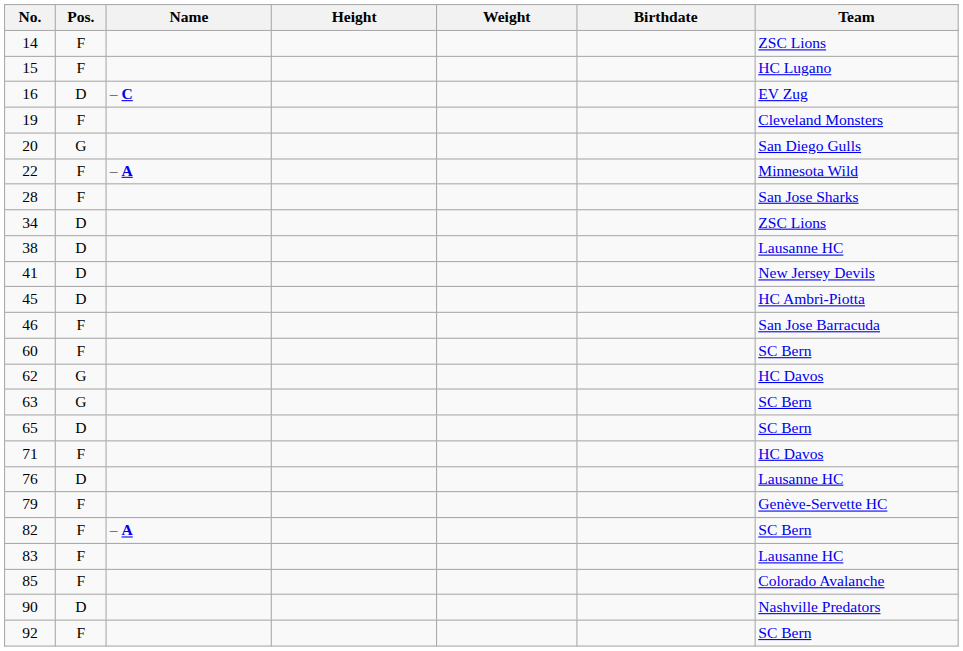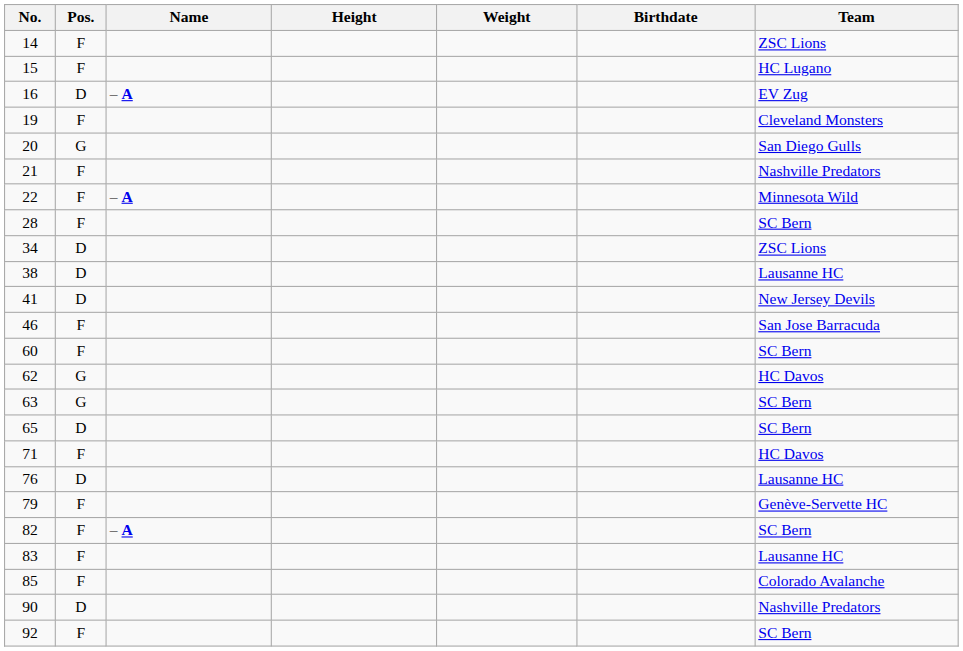(121, 94) – C -> (121, 94) – A
+ row: (30, 171)
(808, 197) San Jose Sharks -> (785, 222) SC Bern
- row: (30, 299)
